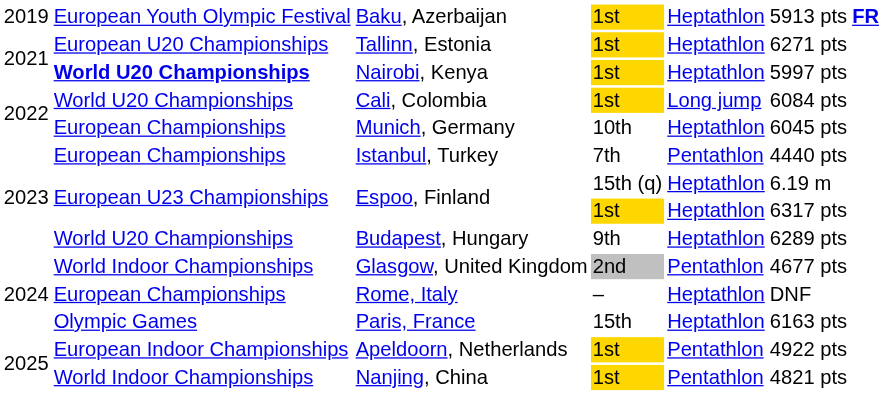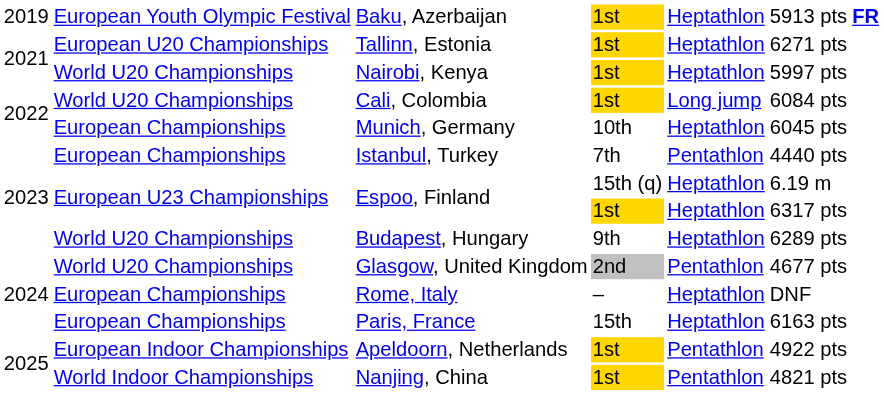(182, 72) bold -> (173, 72) normal
(183, 266) World Indoor Championships -> (173, 266) World U20 Championships
(125, 321) Olympic Games -> (170, 321) European Championships
